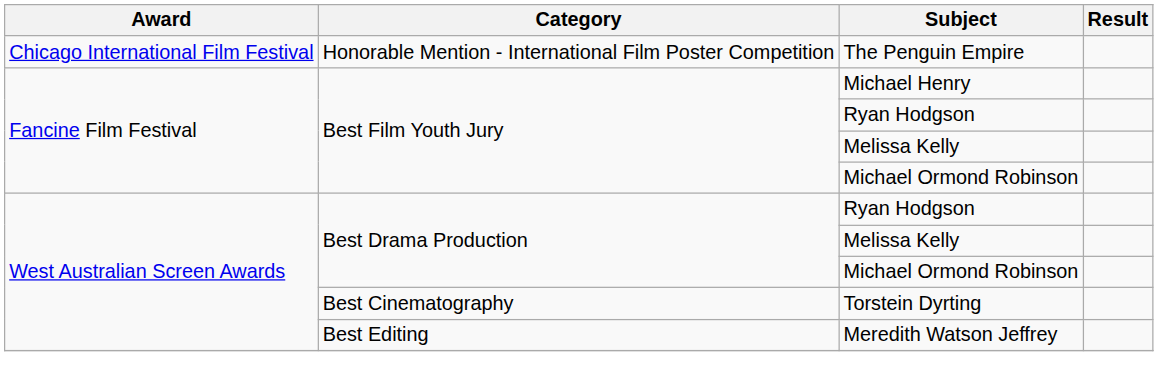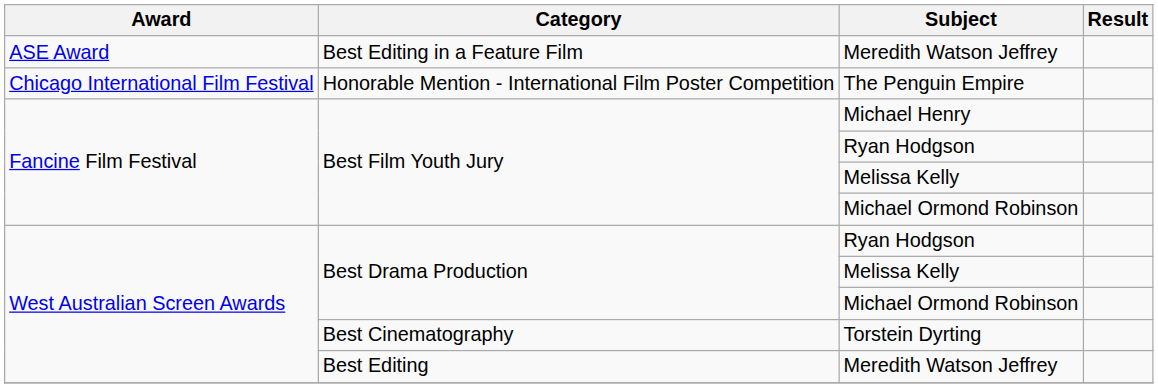+ row: (453, 51)
